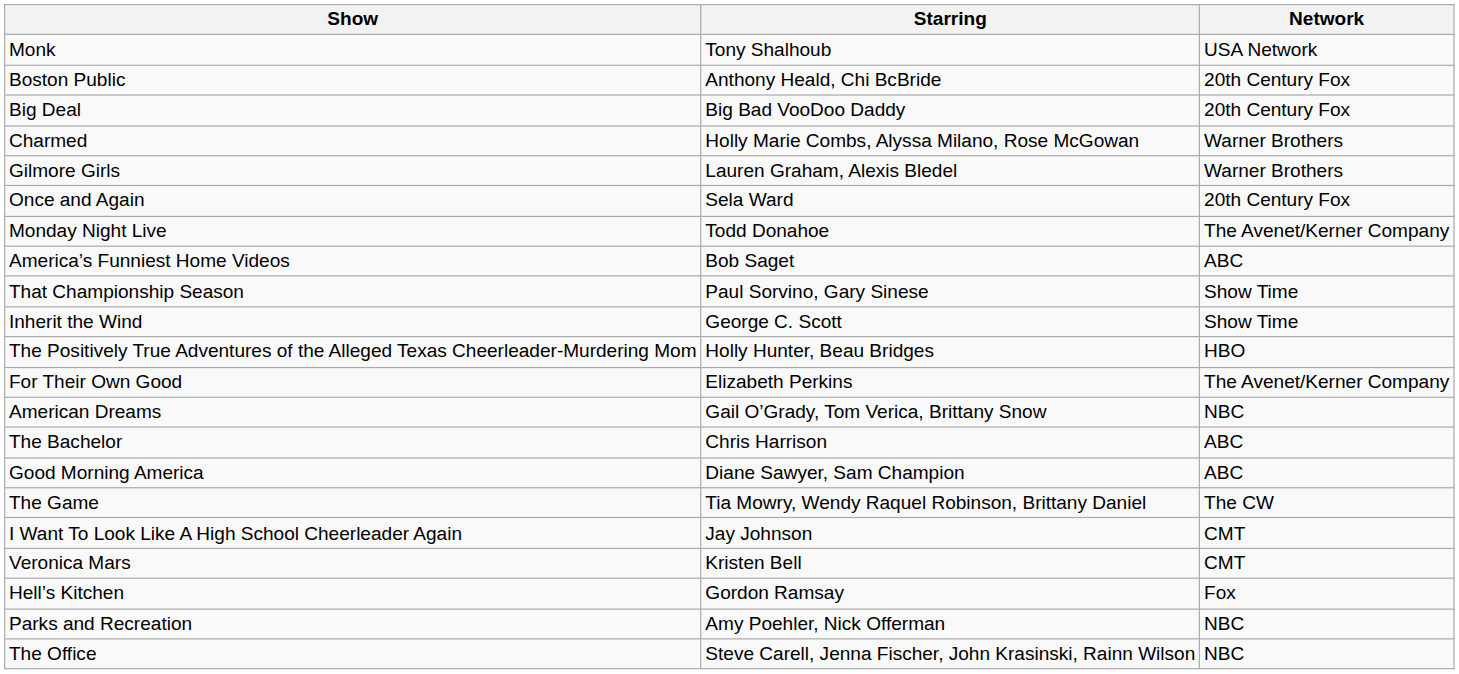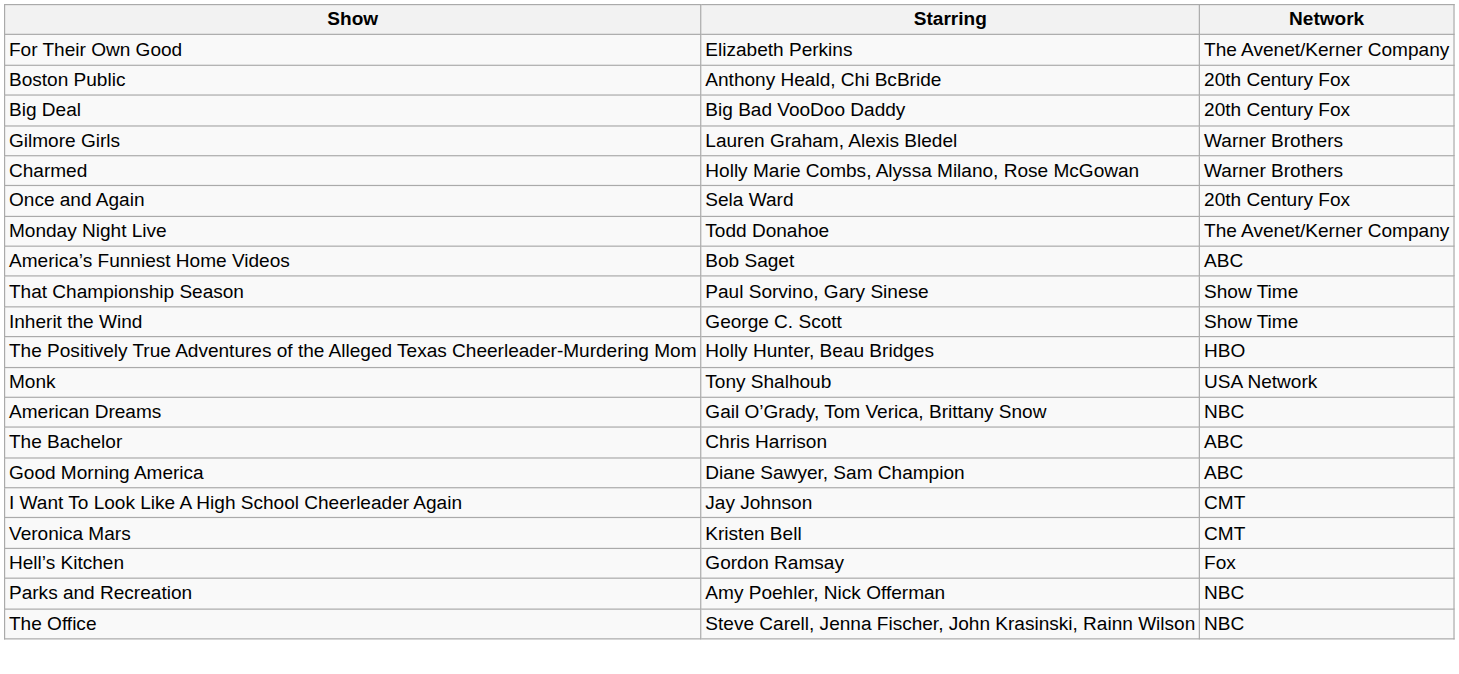rows swapped: (32, 49) <-> (96, 381)
rows swapped: (48, 140) <-> (65, 170)
- row: (54, 502)
